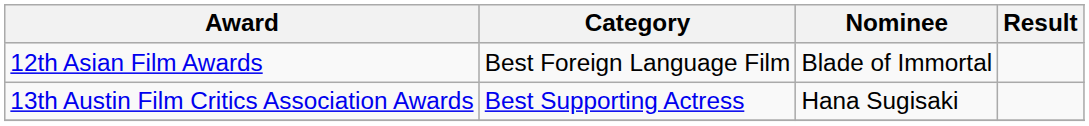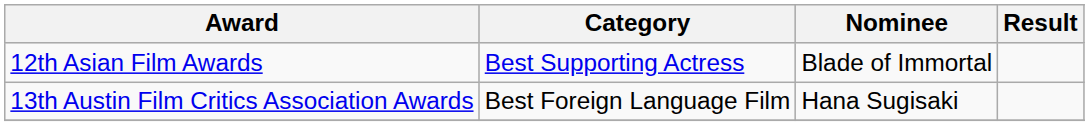(638, 62) Best Foreign Language Film -> (615, 62) Best Supporting Actress
(615, 100) Best Supporting Actress -> (638, 100) Best Foreign Language Film
